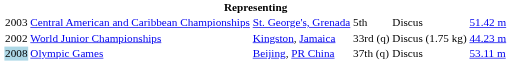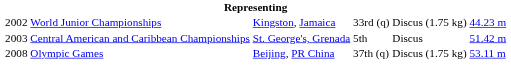rows swapped: (96, 38) <-> (140, 22)
(16, 53) lightblue background -> (16, 53) no background
(408, 53) Discus -> (429, 53) Discus (1.75 kg)
